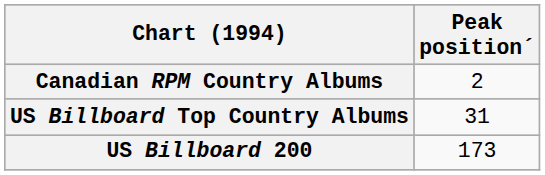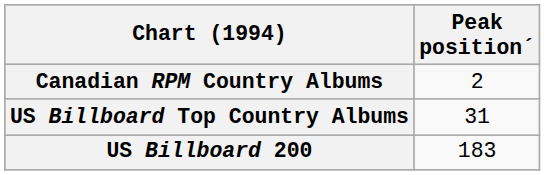(477, 152) 173 -> (477, 152) 183
